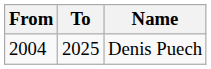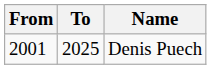(28, 49) 2004 -> (28, 49) 2001
